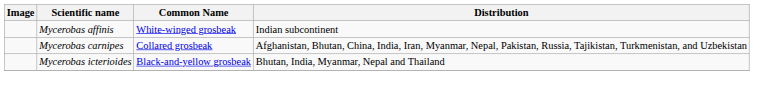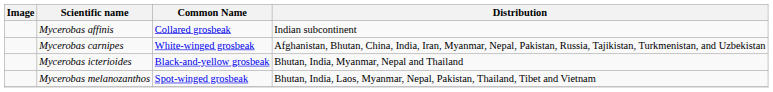(186, 29) White-winged grosbeak -> (193, 29) Collared grosbeak
(174, 45) Collared grosbeak -> (205, 45) White-winged grosbeak
+ row: (95, 78)
